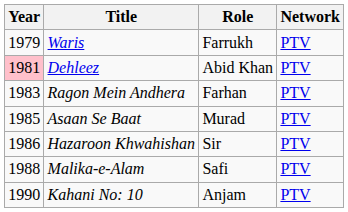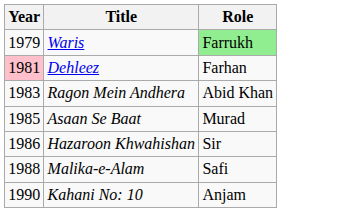- column: (310, 17)
(228, 42) no background -> (228, 42) lightgreen background
(238, 67) Abid Khan -> (225, 67) Farhan
(225, 93) Farhan -> (238, 93) Abid Khan
